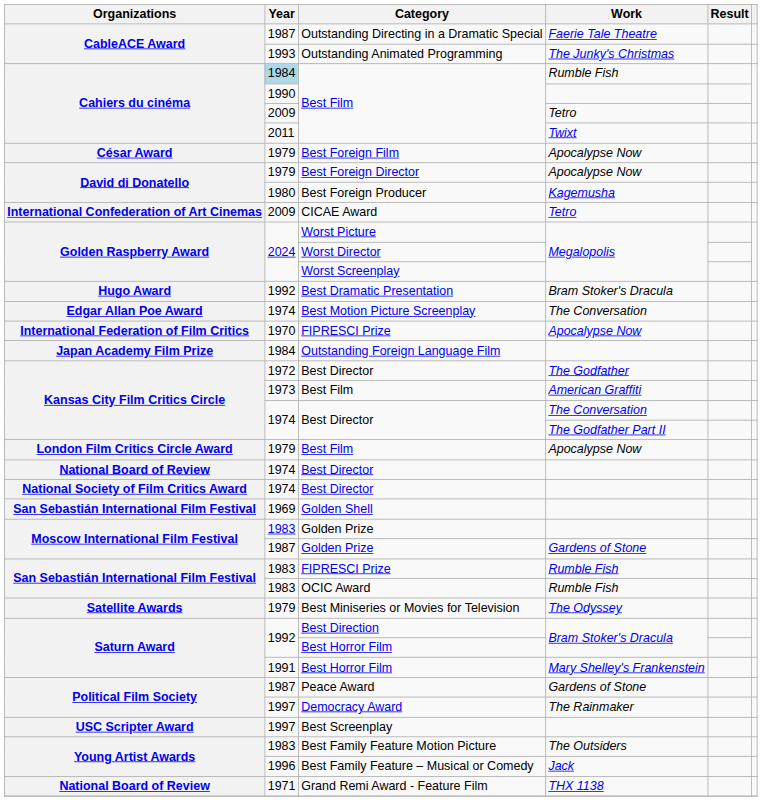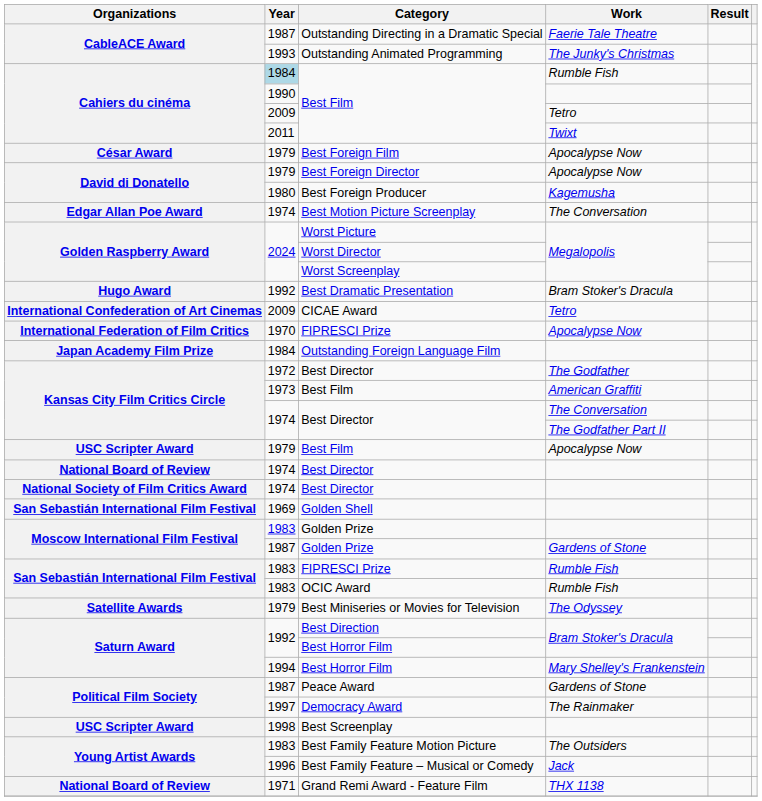rows swapped: (388, 311) <-> (339, 212)
(135, 449) London Film Critics Circle Award -> (135, 449) USC Scripter Award
(282, 667) 1991 -> (282, 667) 1994
(282, 726) 1997 -> (282, 726) 1998
